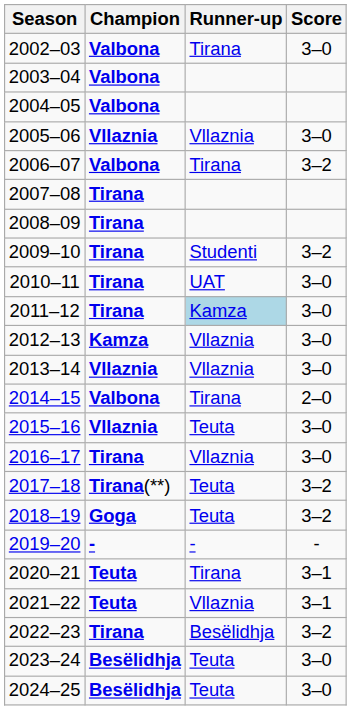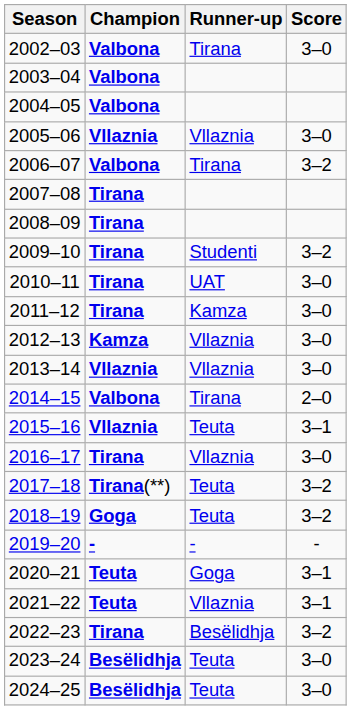(218, 310) lightblue background -> (218, 310) no background
(317, 427) 3–0 -> (317, 427) 3–1
(215, 573) Tirana -> (212, 573) Goga
